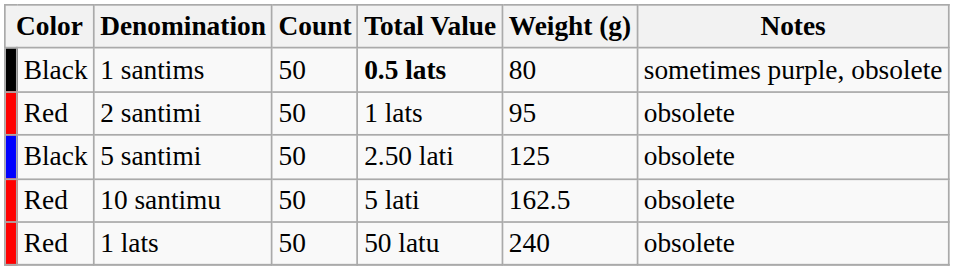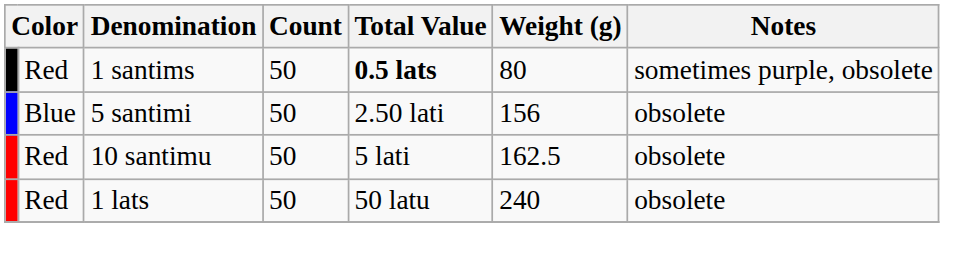(56, 69) Black -> (46, 69) Red
- row: (151, 112)
(56, 156) Black -> (50, 112) Blue
(529, 156) 125 -> (520, 112) 156
